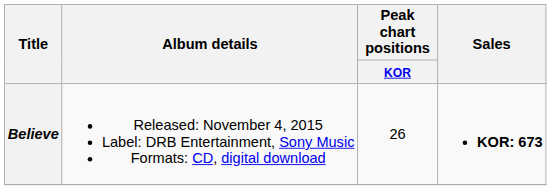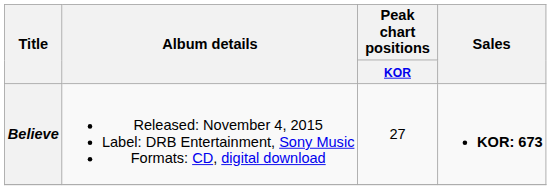(398, 134) 26 -> (398, 134) 27
